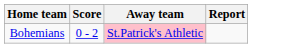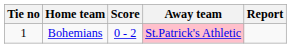+ column: (23, 14)
